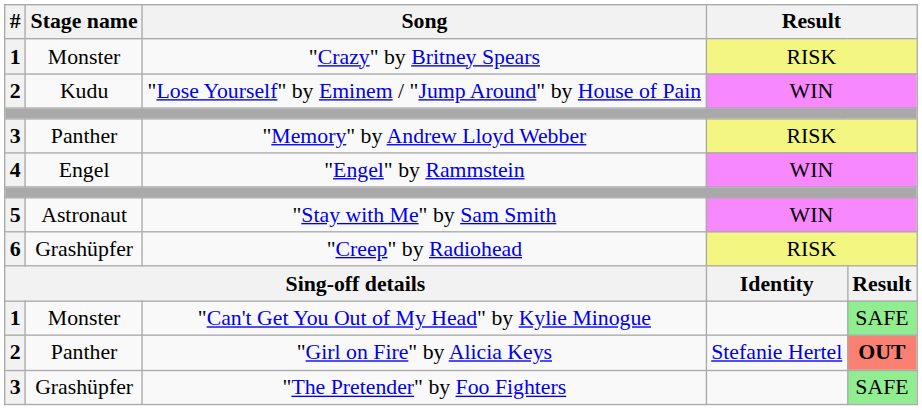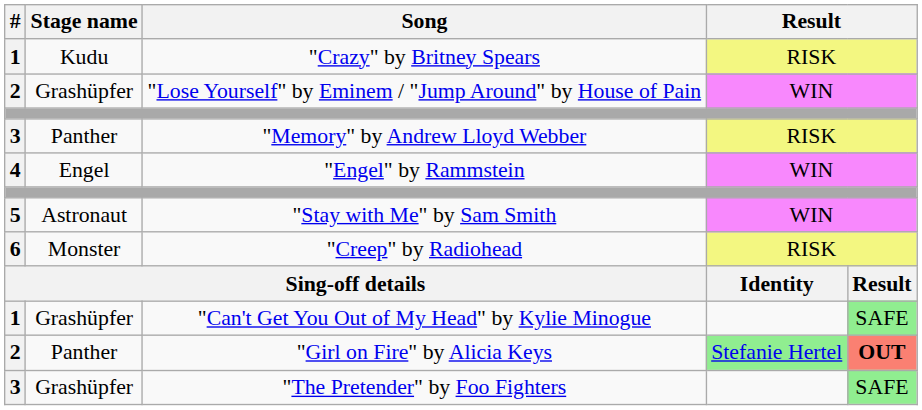(84, 56) Monster -> (84, 56) Kudu
(84, 90) Kudu -> (84, 90) Grashüpfer
(84, 248) Grashüpfer -> (84, 248) Monster
(84, 317) Monster -> (84, 317) Grashüpfer
(777, 352) no background -> (777, 352) lightgreen background
